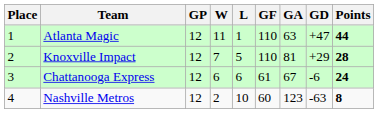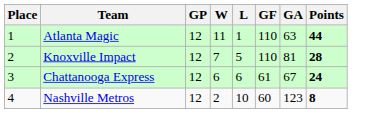- column: (319, 14)
